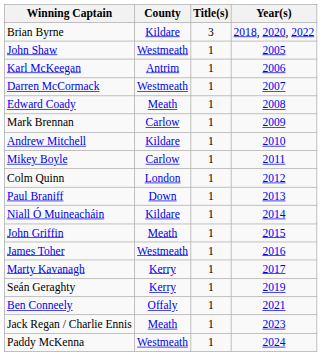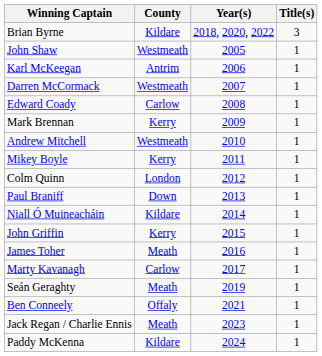columns swapped: (211, 13) <-> (274, 13)
(163, 104) Meath -> (163, 104) Carlow
(163, 123) Carlow -> (163, 123) Kerry
(163, 141) Kildare -> (163, 141) Westmeath
(163, 159) Carlow -> (163, 159) Kerry
(163, 232) Meath -> (163, 232) Kerry
(163, 251) Westmeath -> (163, 251) Meath
(163, 269) Kerry -> (163, 269) Carlow
(163, 287) Kerry -> (163, 287) Meath
(163, 342) Westmeath -> (163, 342) Kildare
